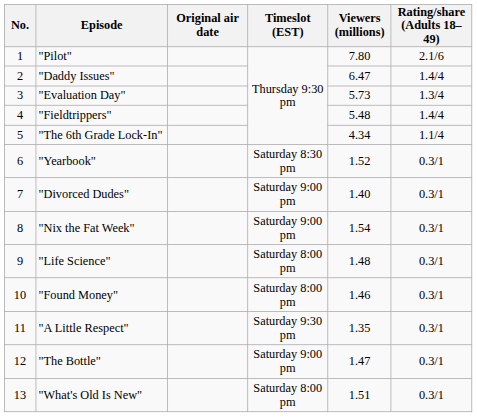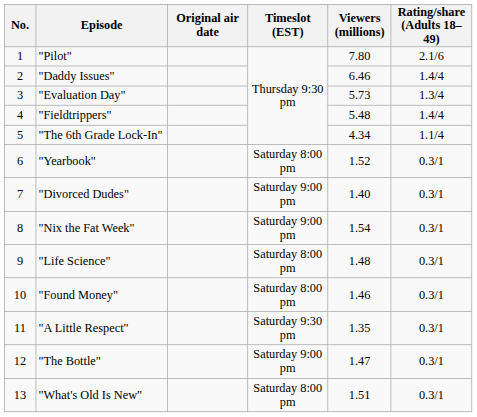(360, 76) 6.47 -> (360, 76) 6.46
(288, 161) Saturday 8:30 pm -> (288, 161) Saturday 8:00 pm
